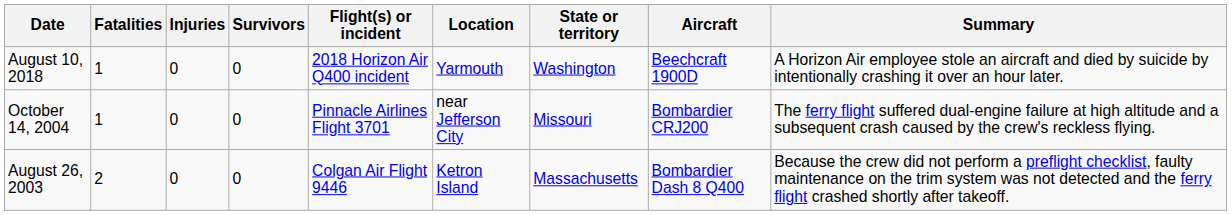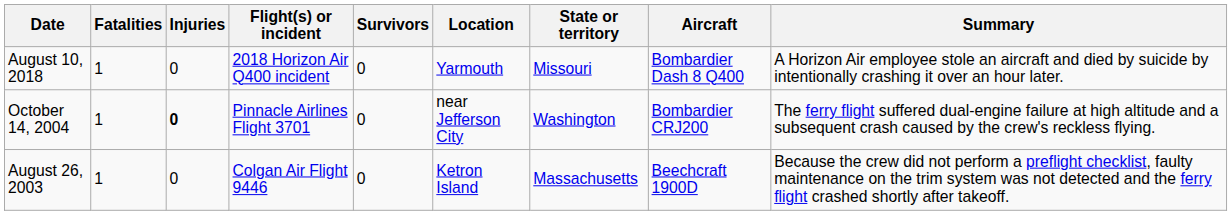columns swapped: (269, 25) <-> (371, 25)
(574, 68) Washington -> (562, 68) Missouri
(689, 68) Beechcraft 1900D -> (698, 68) Bombardier Dash 8 Q400
(174, 119) normal -> (174, 119) bold
(562, 119) Missouri -> (574, 119) Washington
(99, 179) 2 -> (99, 179) 1
(698, 179) Bombardier Dash 8 Q400 -> (689, 179) Beechcraft 1900D
